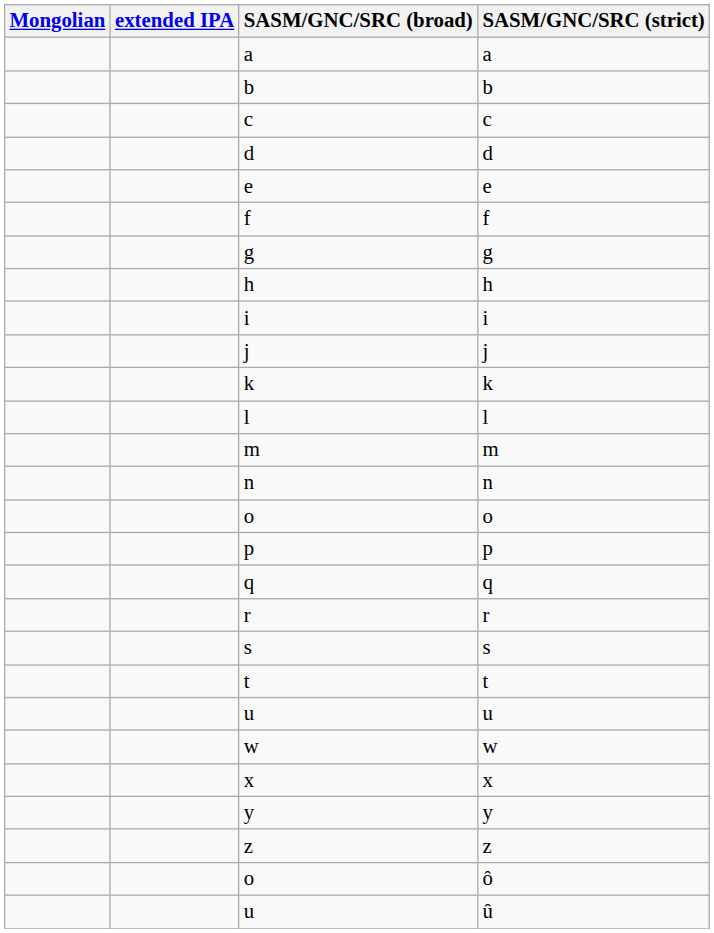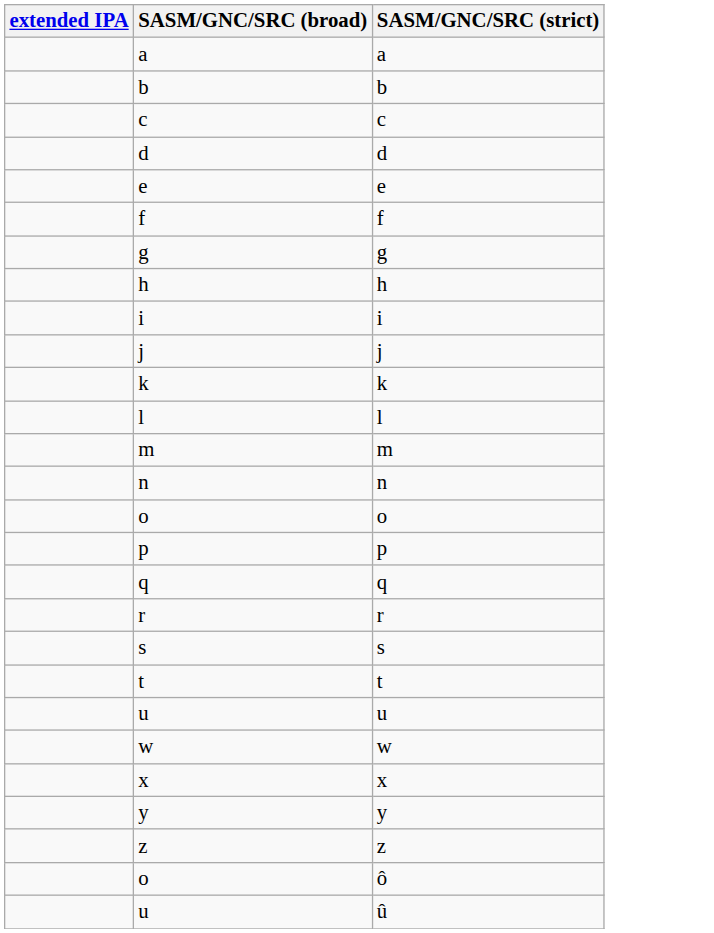- column: (57, 20)
